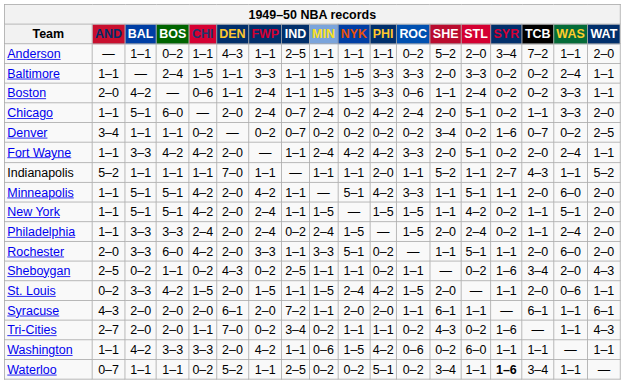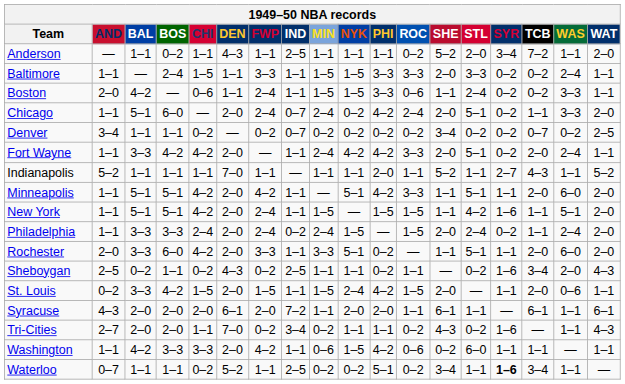(506, 133) 1–6 -> (506, 133) 0–2
(506, 212) 0–2 -> (506, 212) 1–6
